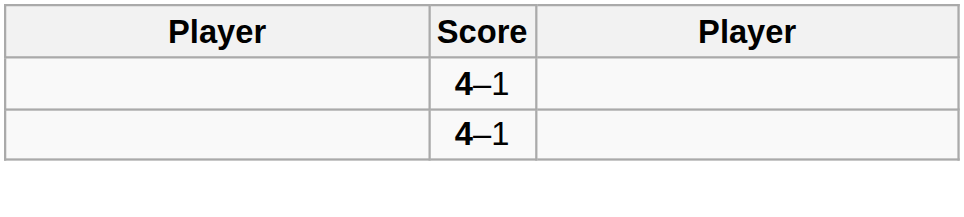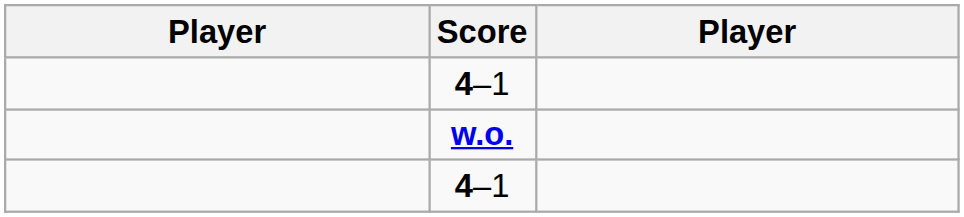+ row: (217, 135)
